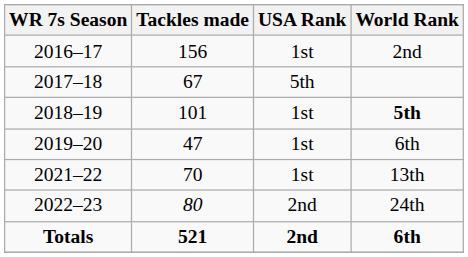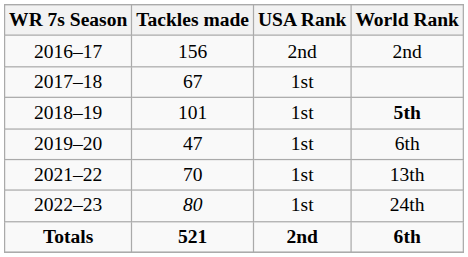(302, 50) 1st -> (302, 50) 2nd
(302, 81) 5th -> (302, 81) 1st
(302, 205) 2nd -> (302, 205) 1st
